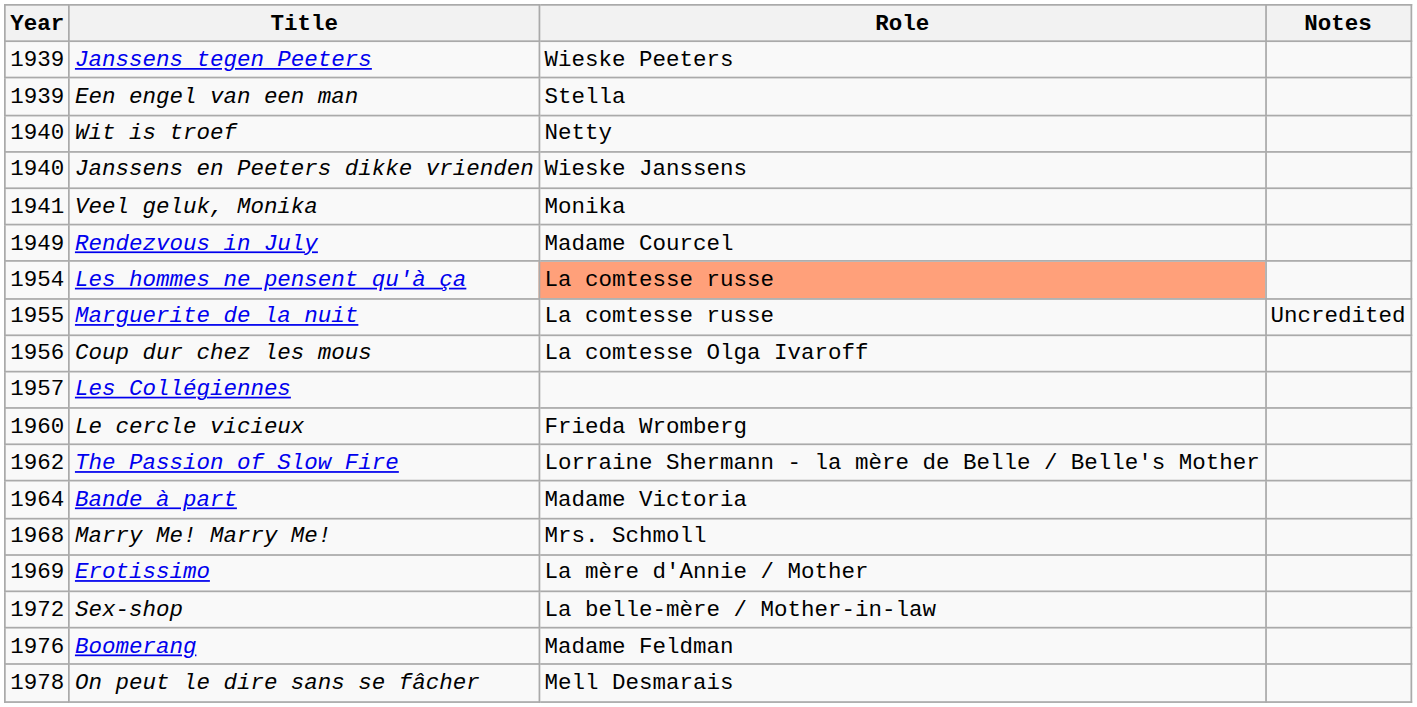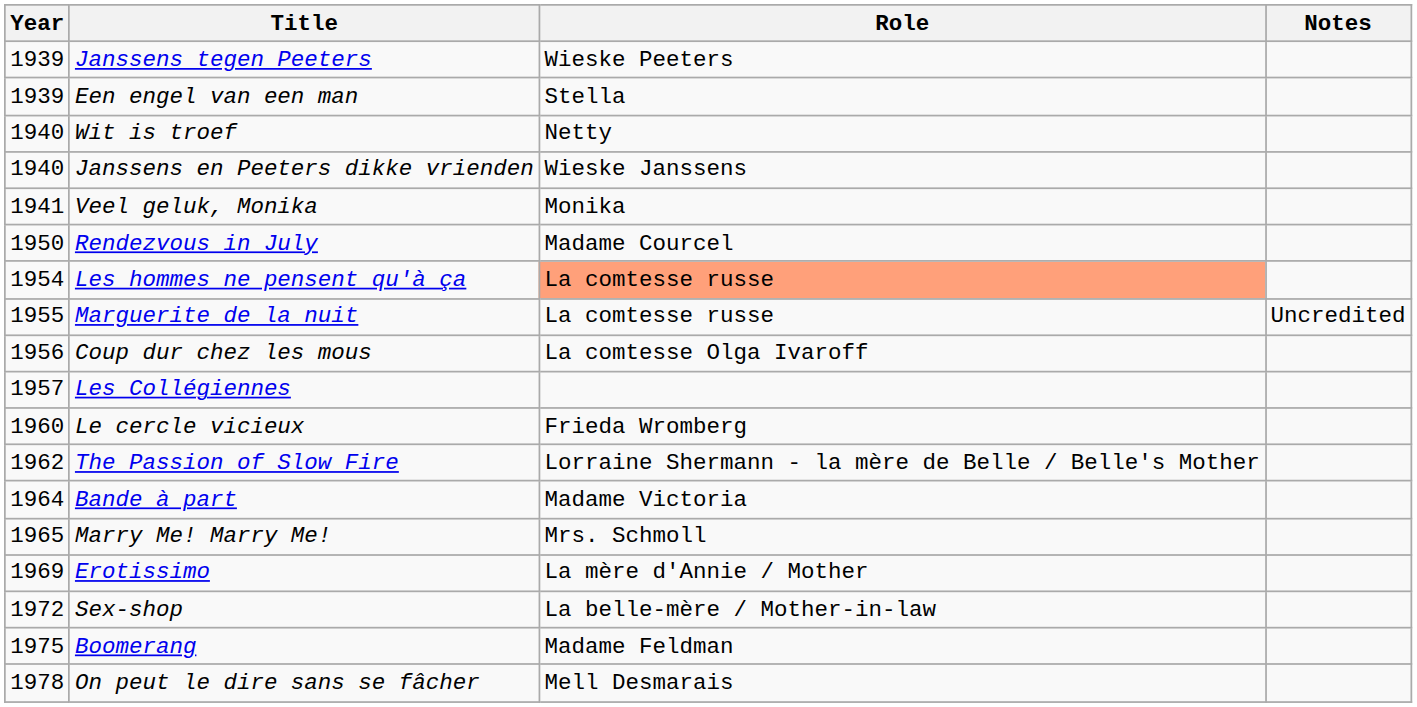(37, 243) 1949 -> (37, 243) 1950
(37, 536) 1968 -> (37, 536) 1965
(37, 646) 1976 -> (37, 646) 1975
